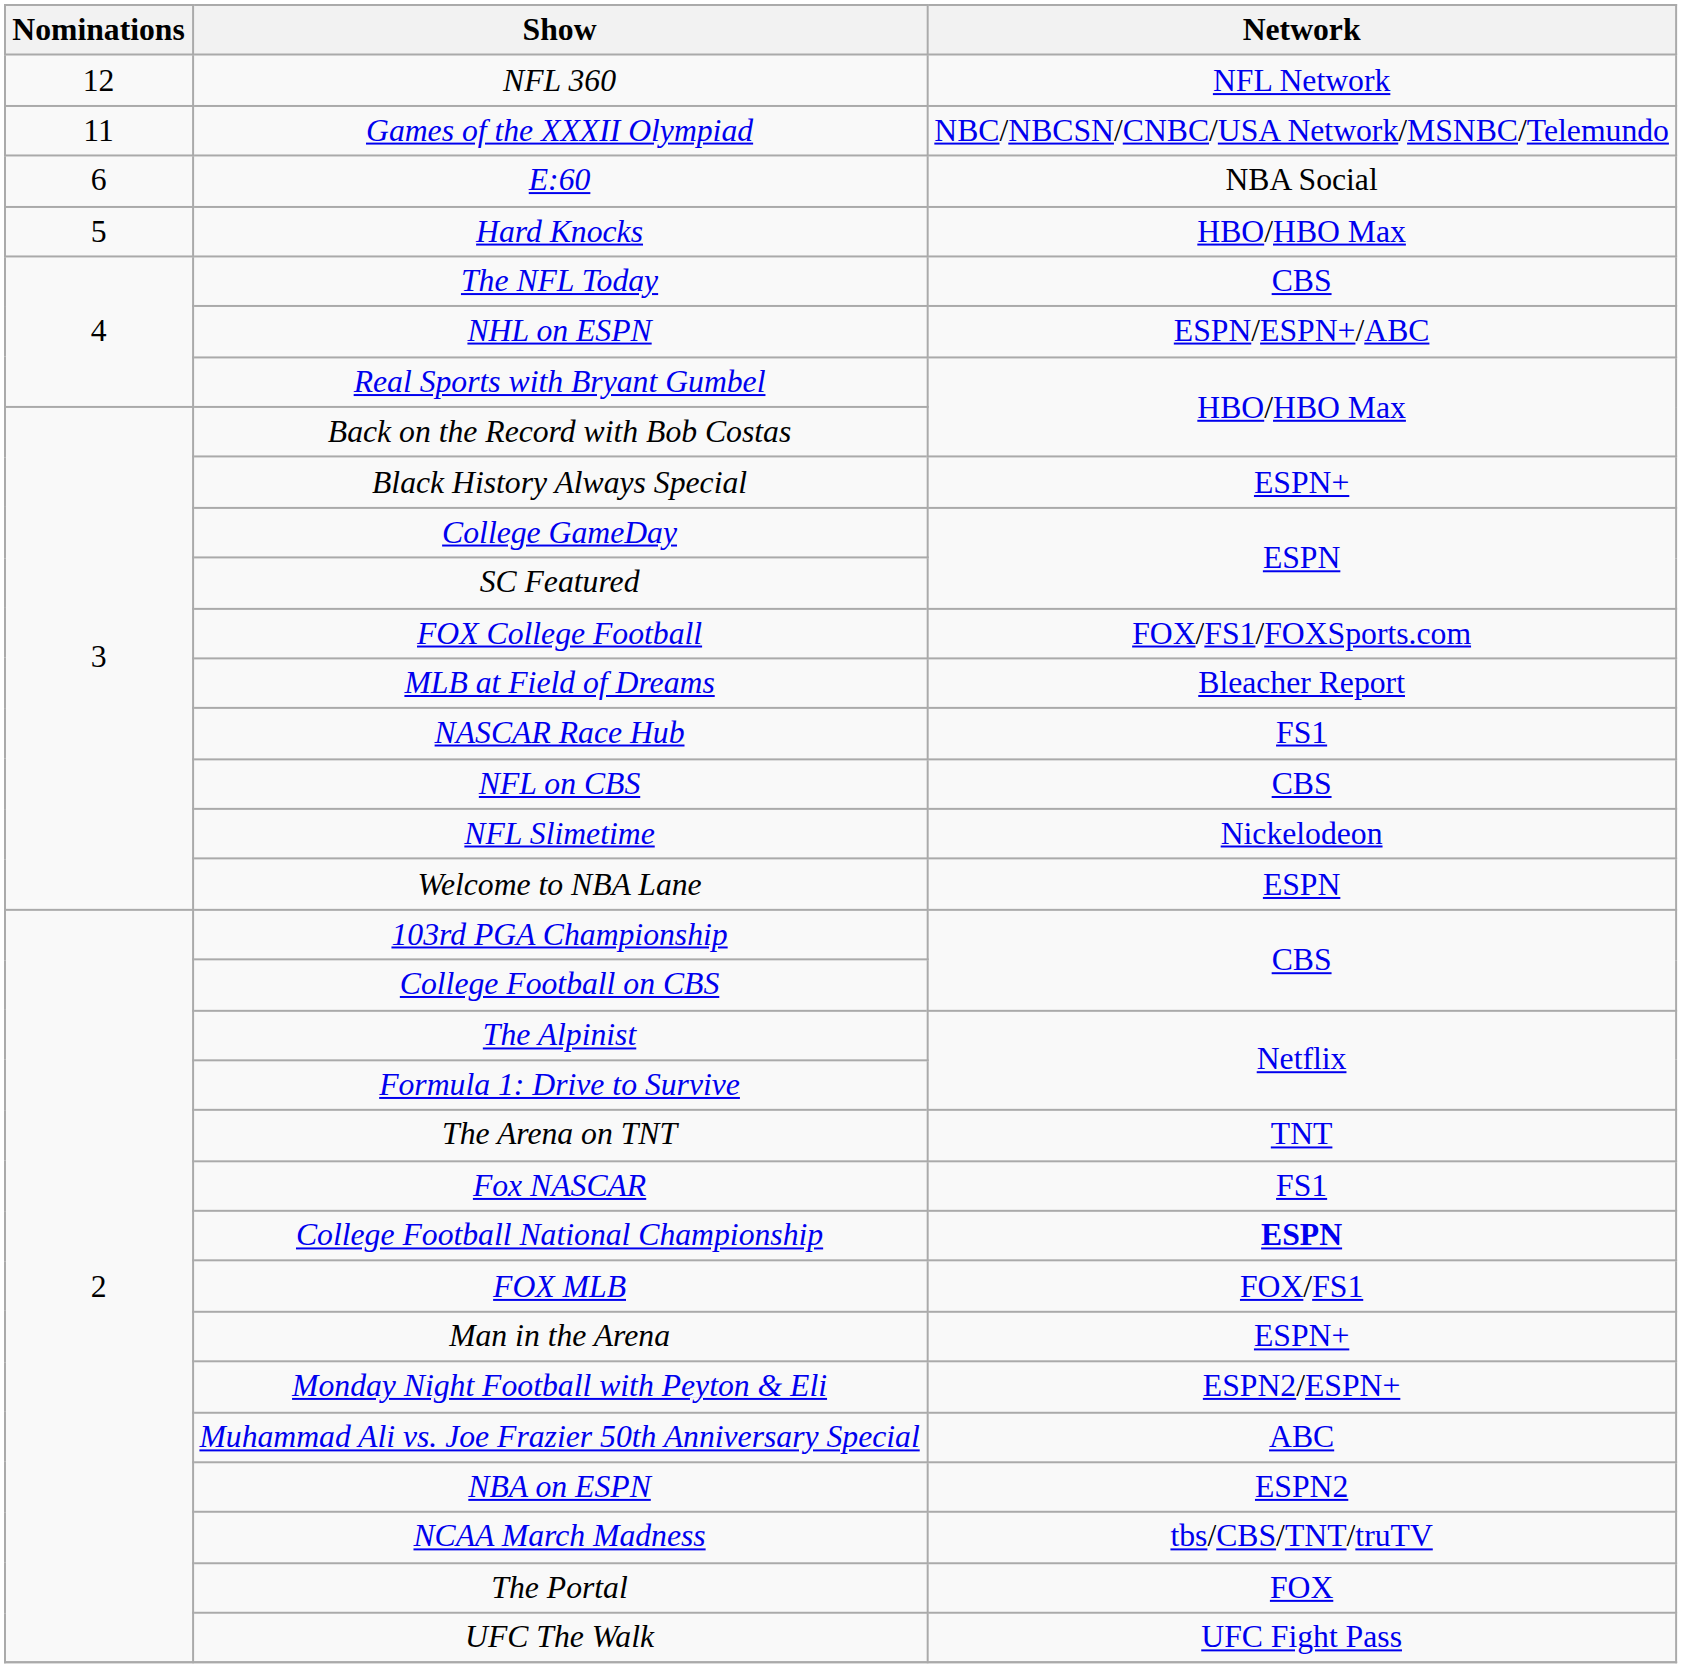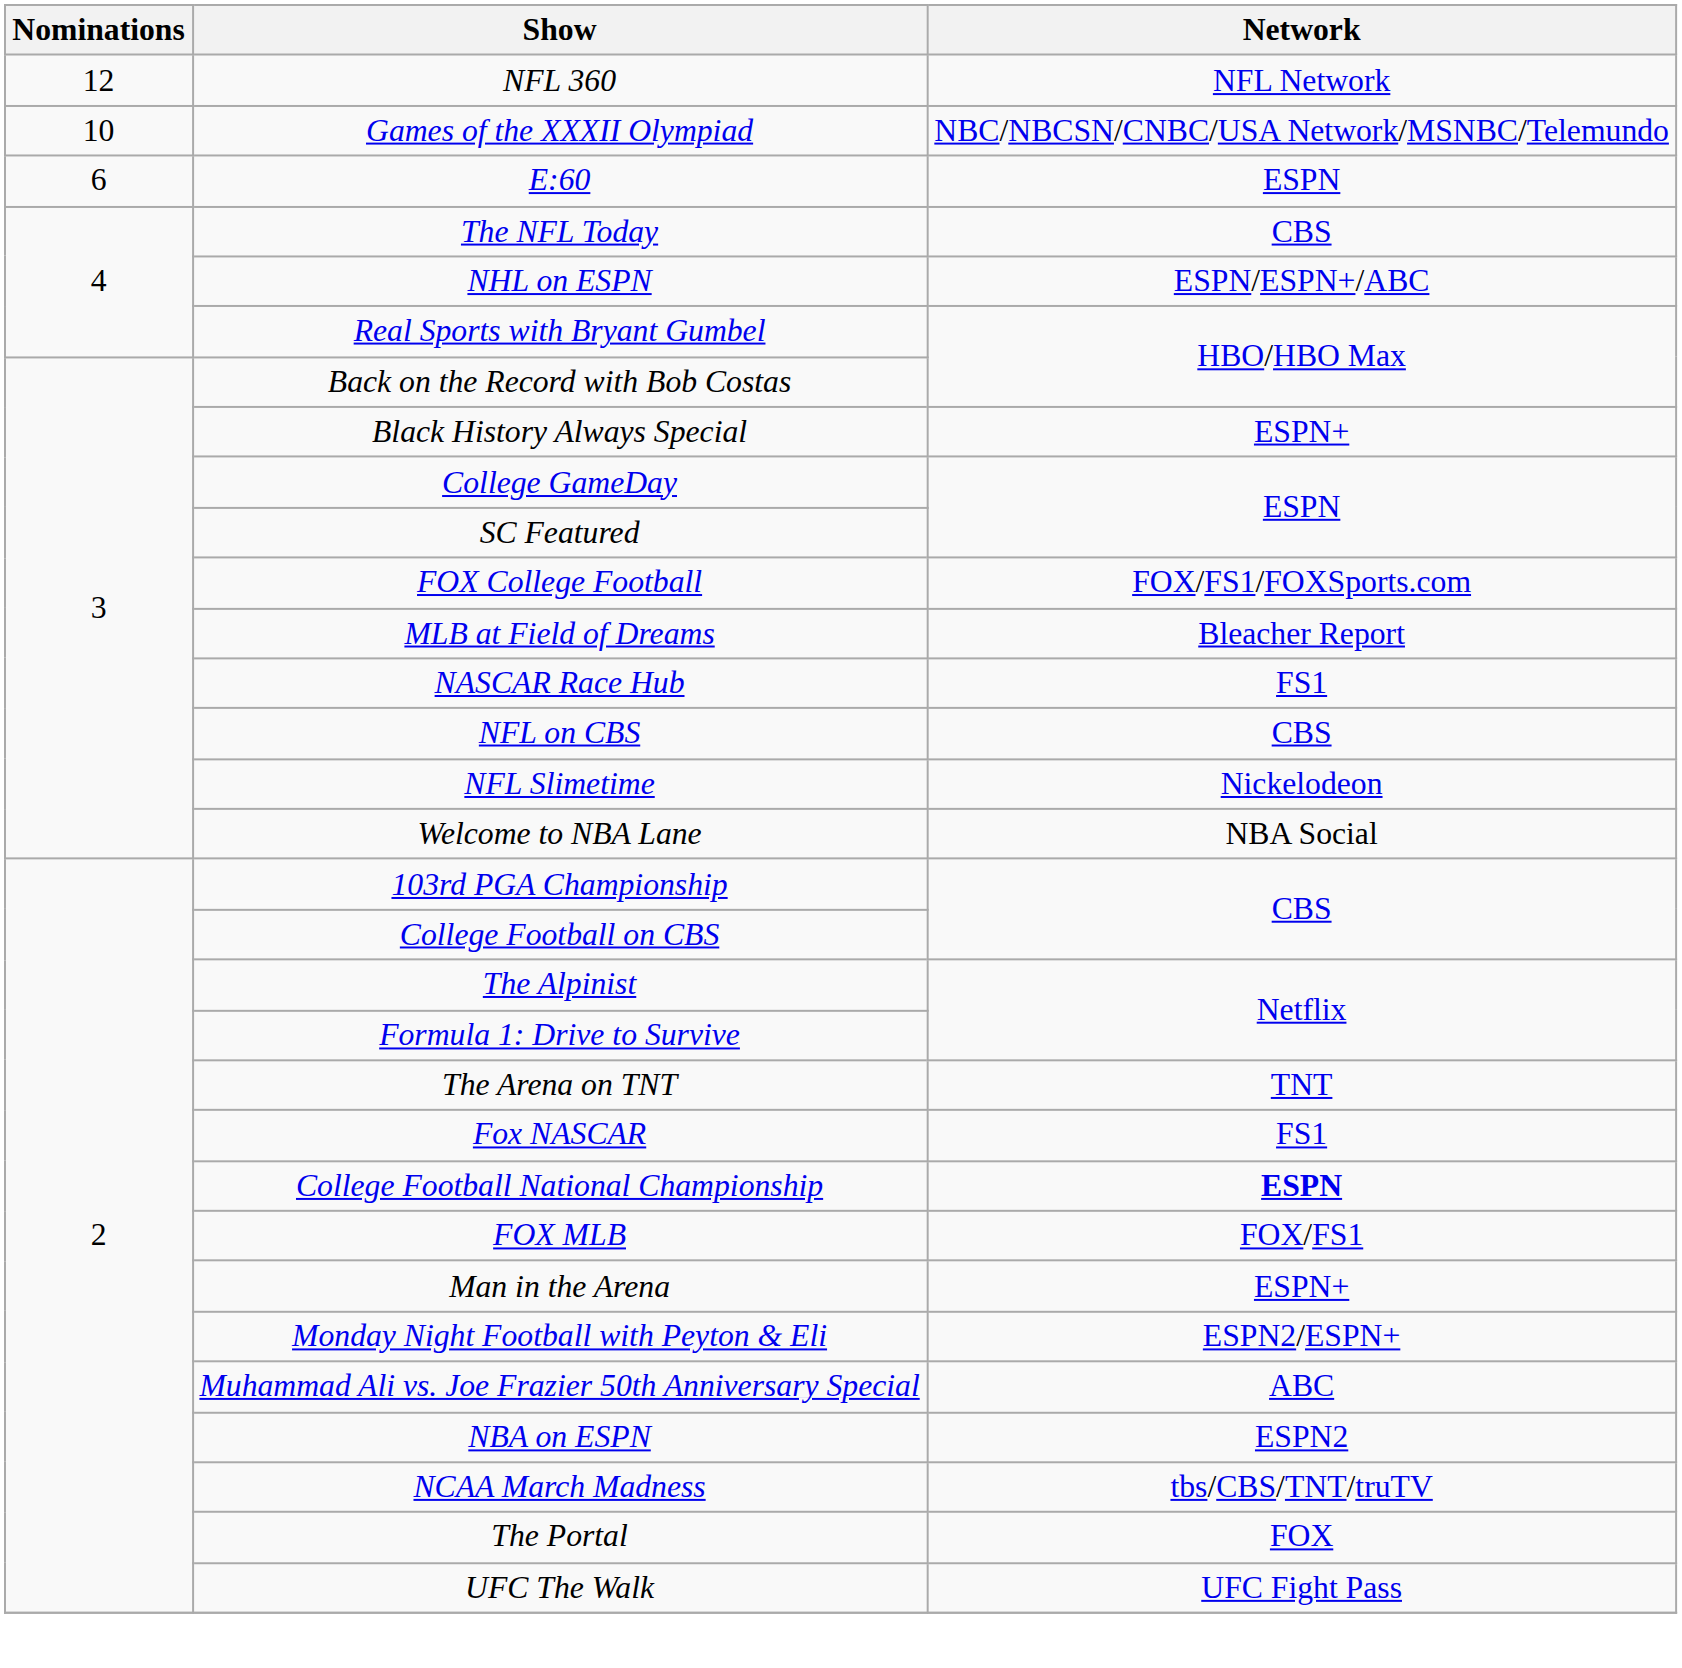(99, 130) 11 -> (99, 130) 10
(1302, 180) NBA Social -> (1302, 180) ESPN
- row: (560, 230)
(1302, 883) ESPN -> (1302, 833) NBA Social
